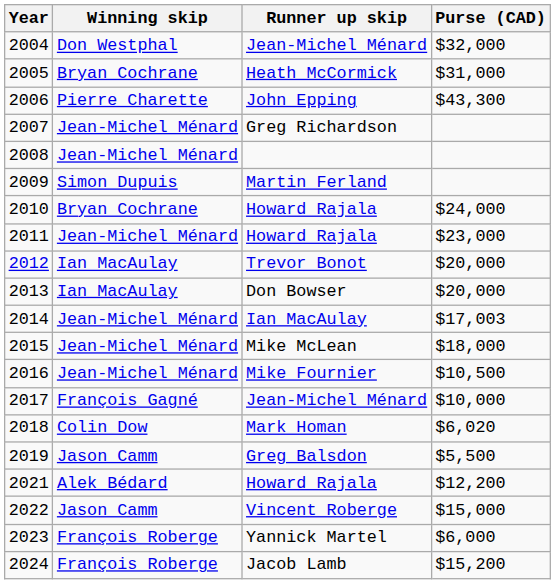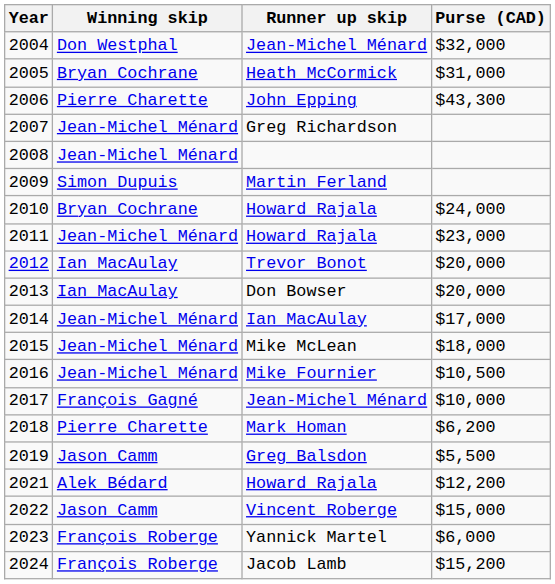(470, 319) $17,003 -> (470, 319) $17,000
(102, 428) Colin Dow -> (132, 428) Pierre Charette
(465, 428) $6,020 -> (465, 428) $6,200
